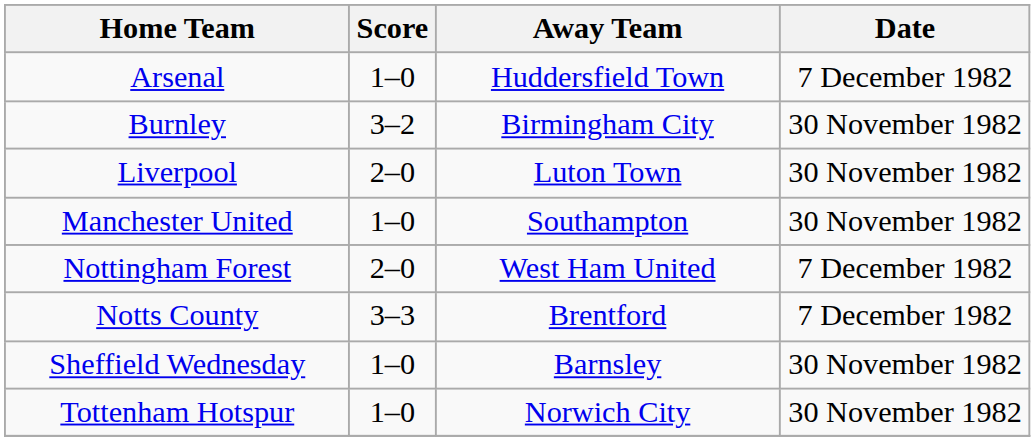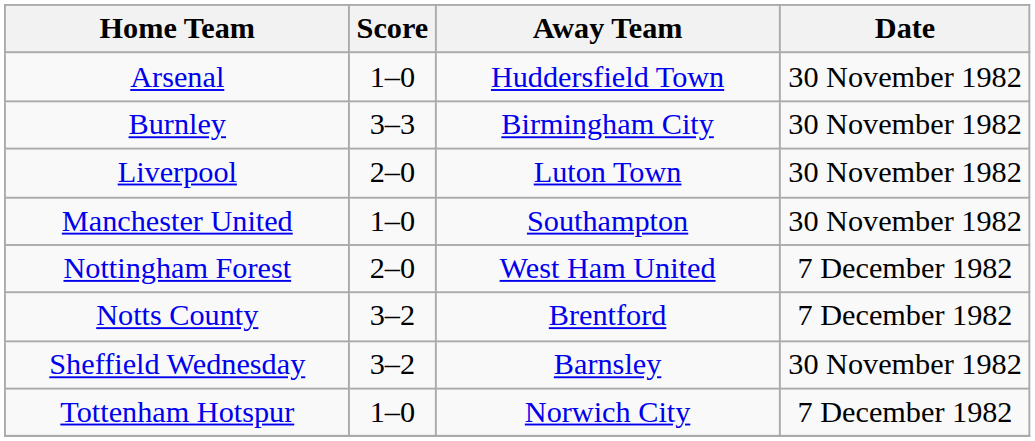(905, 76) 7 December 1982 -> (905, 76) 30 November 1982
(392, 124) 3–2 -> (392, 124) 3–3
(392, 316) 3–3 -> (392, 316) 3–2
(392, 364) 1–0 -> (392, 364) 3–2
(905, 412) 30 November 1982 -> (905, 412) 7 December 1982
